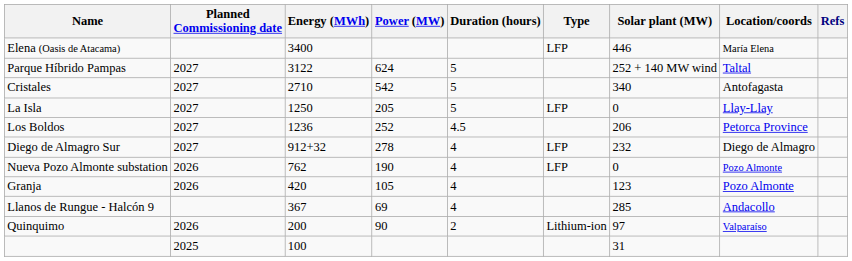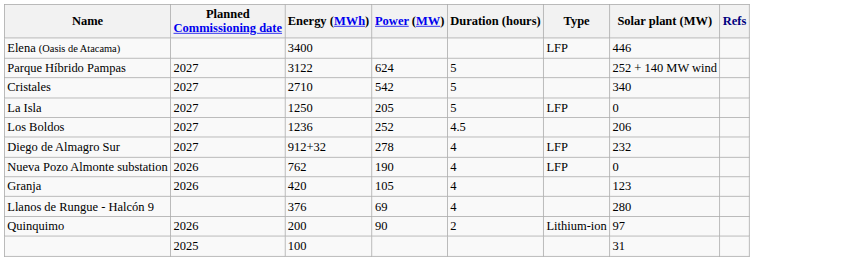- column: (769, 21)
(297, 206) 367 -> (297, 206) 376
(622, 206) 285 -> (622, 206) 280
